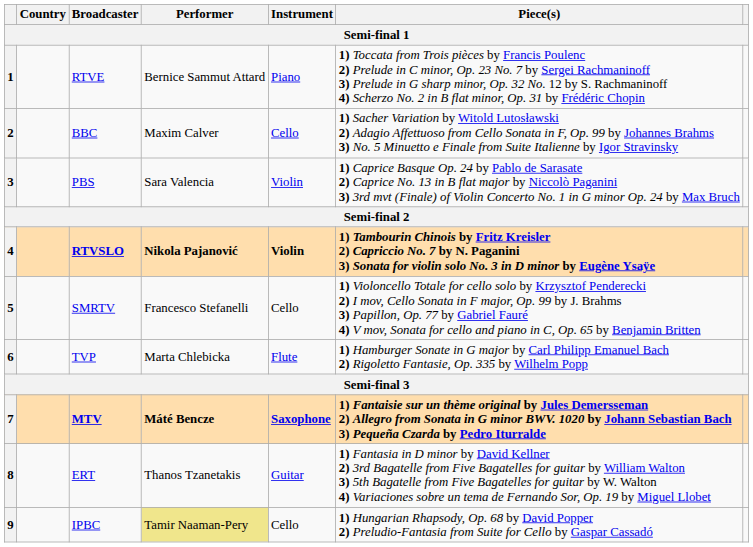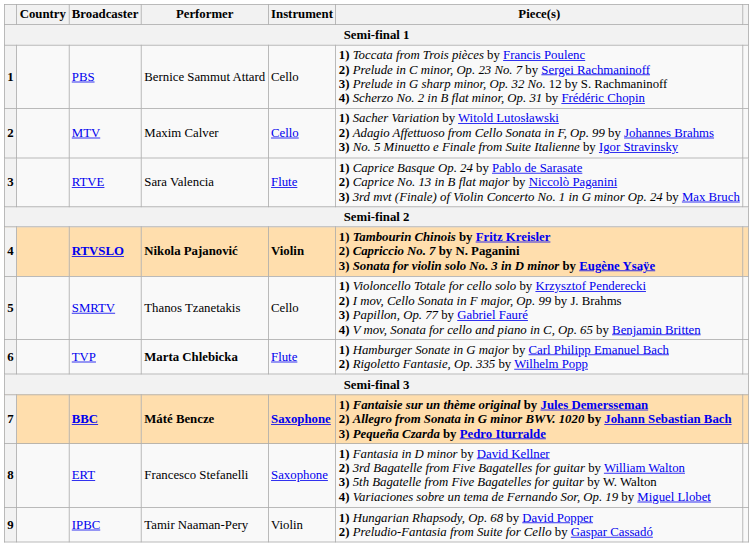(88, 76) RTVE -> (83, 76) PBS
(286, 76) Piano -> (285, 76) Cello
(85, 133) BBC -> (86, 133) MTV
(83, 182) PBS -> (88, 182) RTVE
(287, 182) Violin -> (284, 182) Flute
(196, 307) Francesco Stefanelli -> (192, 307) Thanos Tzanetakis
(187, 357) normal -> (191, 357) bold
(87, 419) MTV -> (85, 419) BBC
(192, 475) Thanos Tzanetakis -> (196, 475) Francesco Stefanelli
(287, 475) Guitar -> (299, 475) Saxophone
(196, 524) khaki background -> (196, 524) no background
(285, 524) Cello -> (287, 524) Violin
